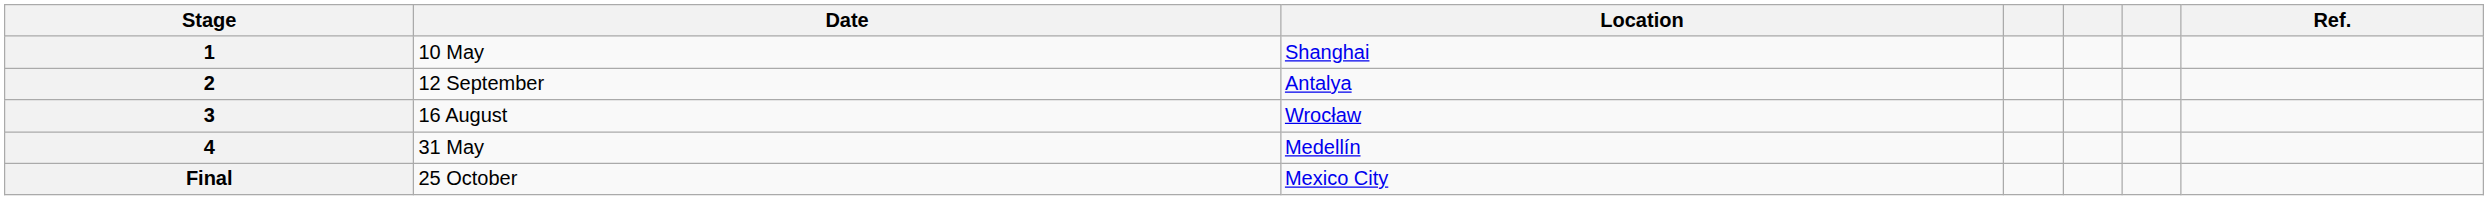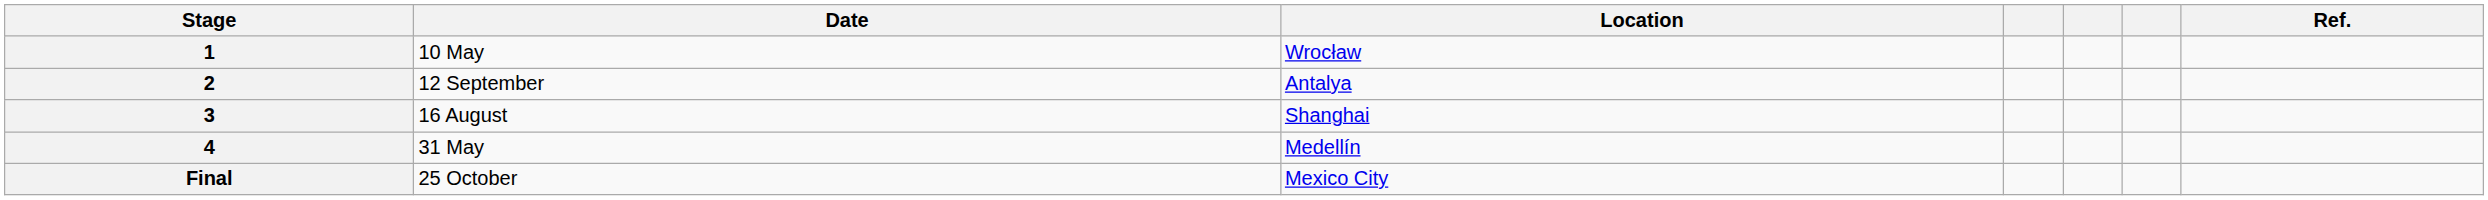(1327, 52) Shanghai -> (1323, 52) Wrocław
(1323, 115) Wrocław -> (1327, 115) Shanghai
